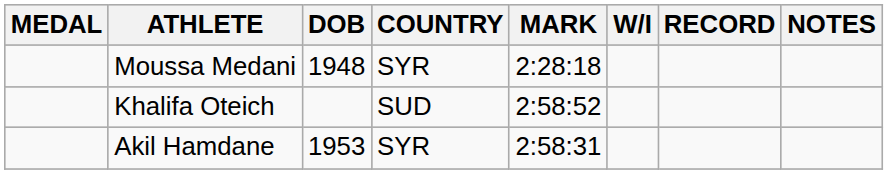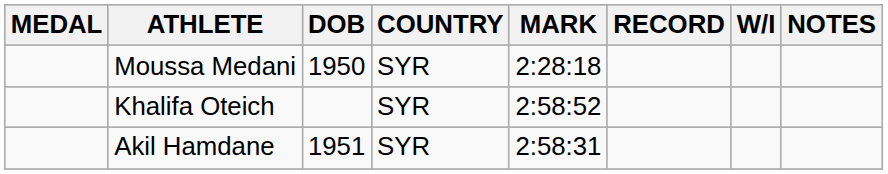columns swapped: (633, 24) <-> (720, 24)
(337, 65) 1948 -> (337, 65) 1950
(404, 106) SUD -> (404, 106) SYR
(337, 147) 1953 -> (337, 147) 1951
